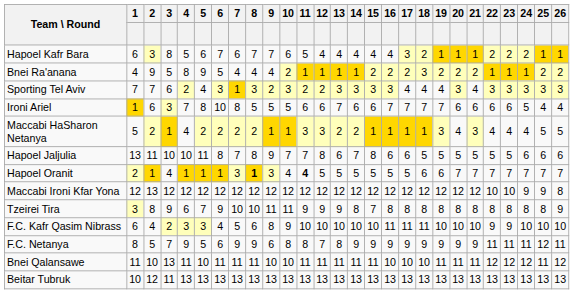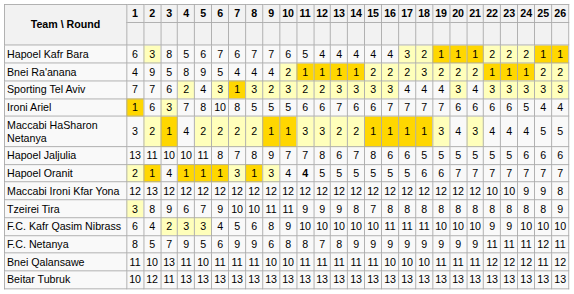(135, 131) 5 -> (135, 131) 3
(254, 173) bold -> (254, 173) normal
